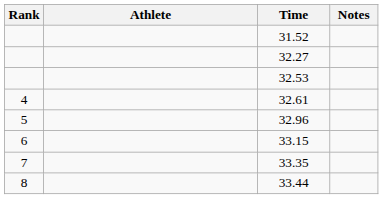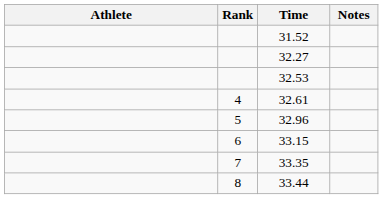columns swapped: (24, 15) <-> (151, 15)
